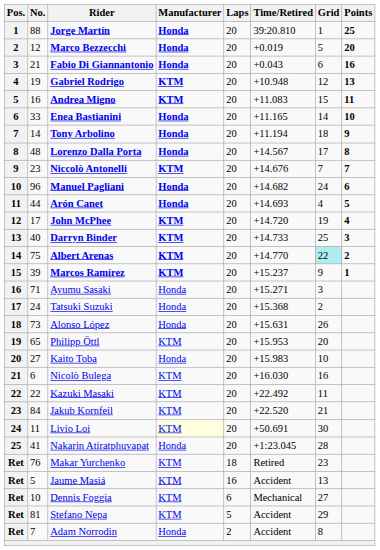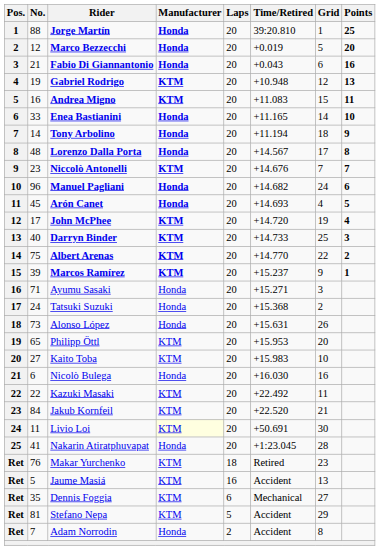(35, 203) 44 -> (35, 203) 45
(323, 255) paleturquoise background -> (323, 255) no background
(172, 359) Honda -> (170, 359) KTM
(170, 376) KTM -> (172, 376) Honda
(35, 497) 10 -> (35, 497) 35
